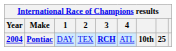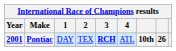(14, 39) 2004 -> (14, 39) 2001
(162, 39) 25 -> (162, 39) 26
